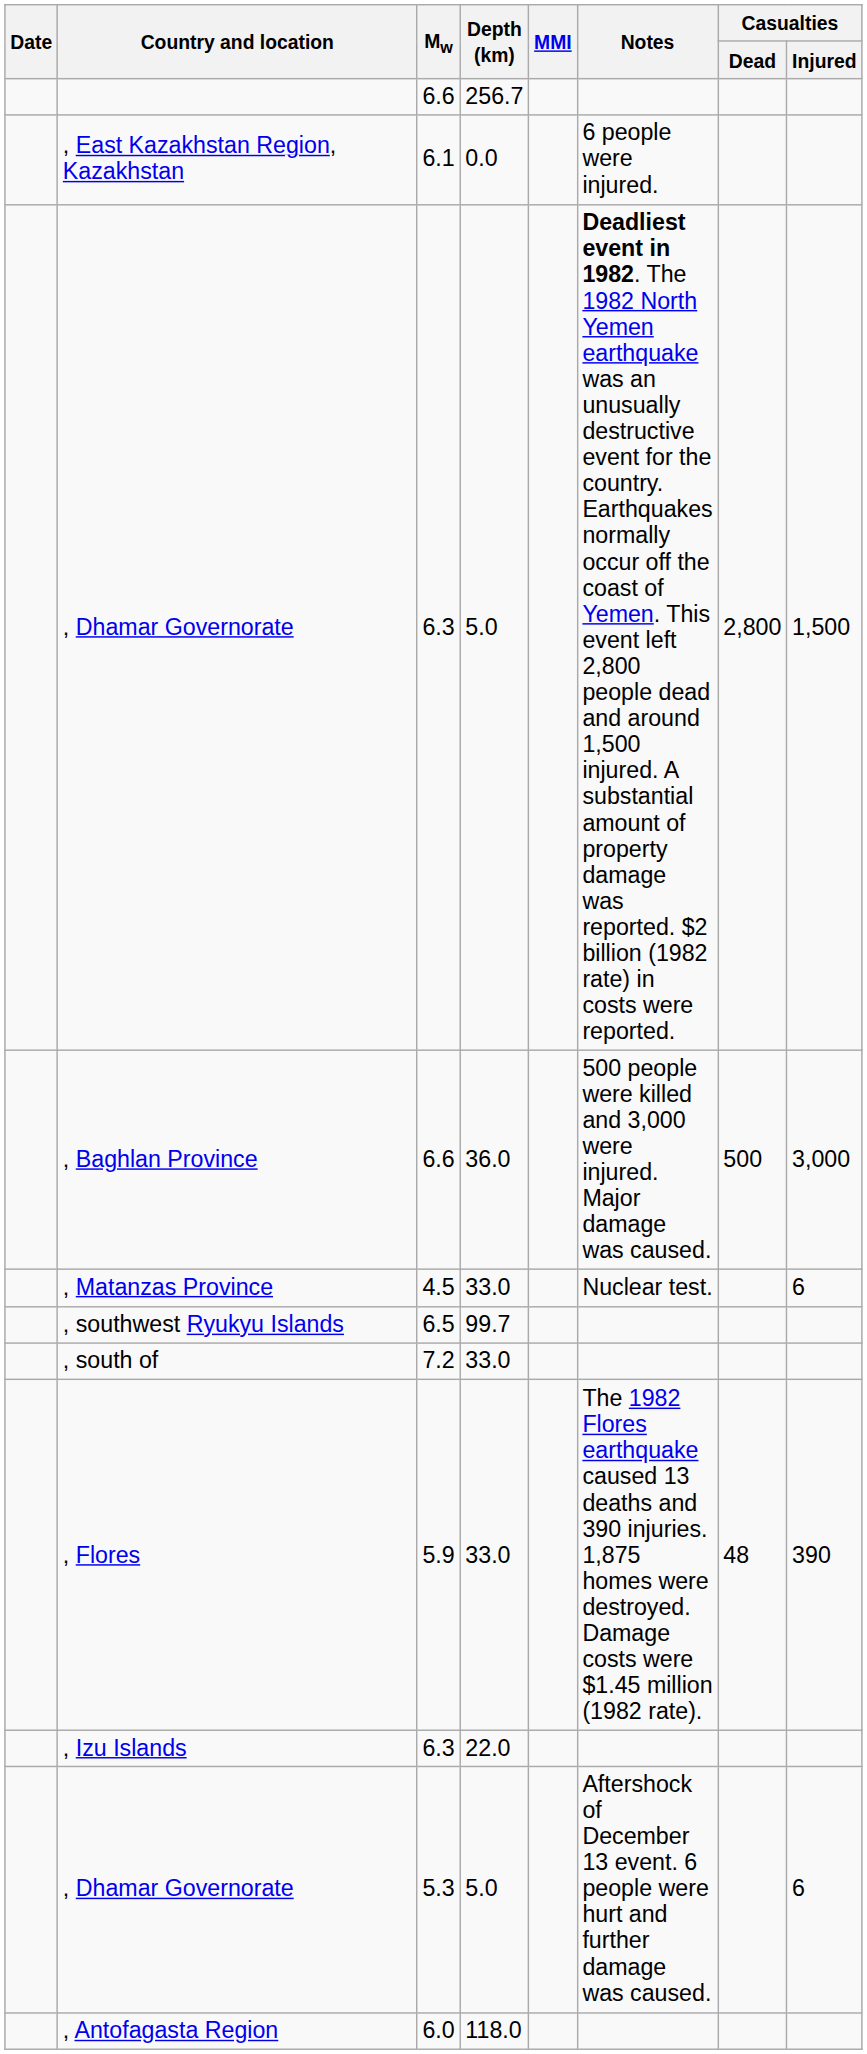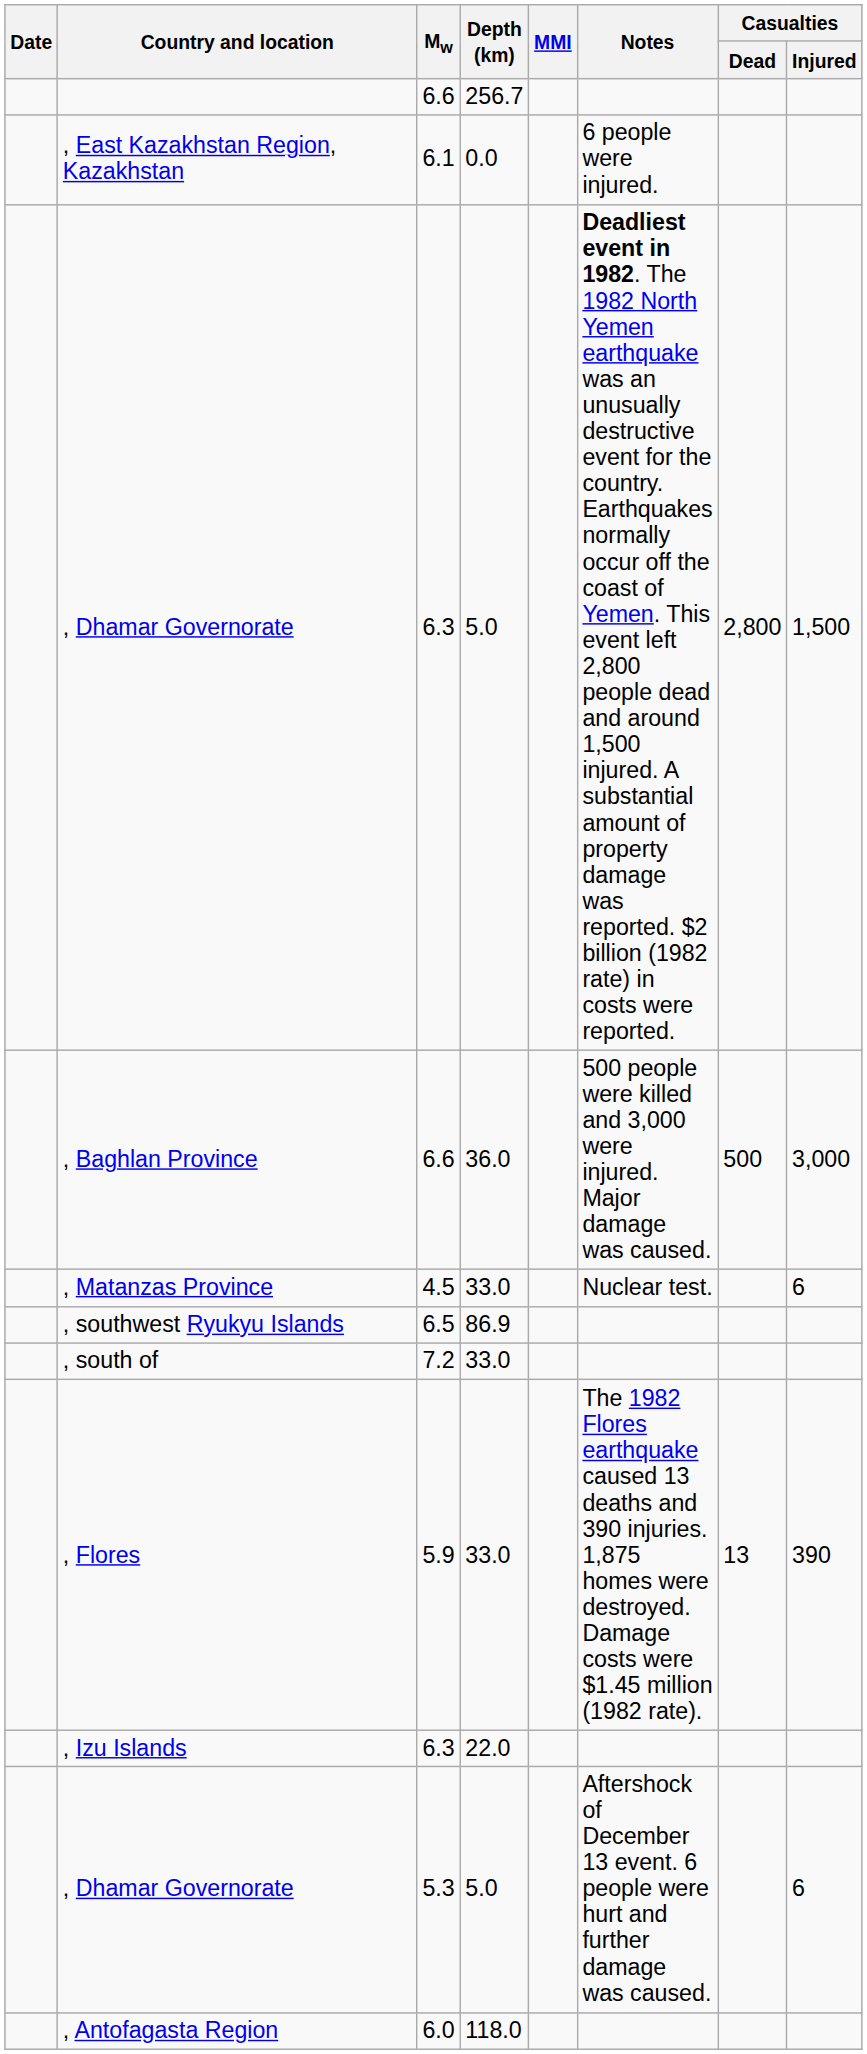(488, 1324) 99.7 -> (488, 1324) 86.9
(736, 1554) 48 -> (736, 1554) 13
